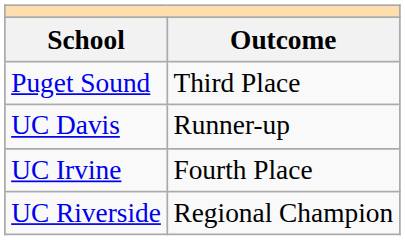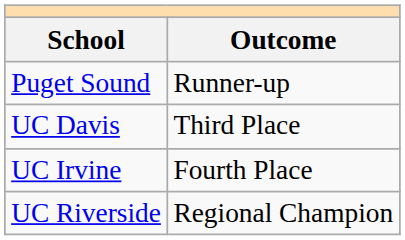(237, 82) Third Place -> (232, 82) Runner-up
(232, 125) Runner-up -> (237, 125) Third Place
